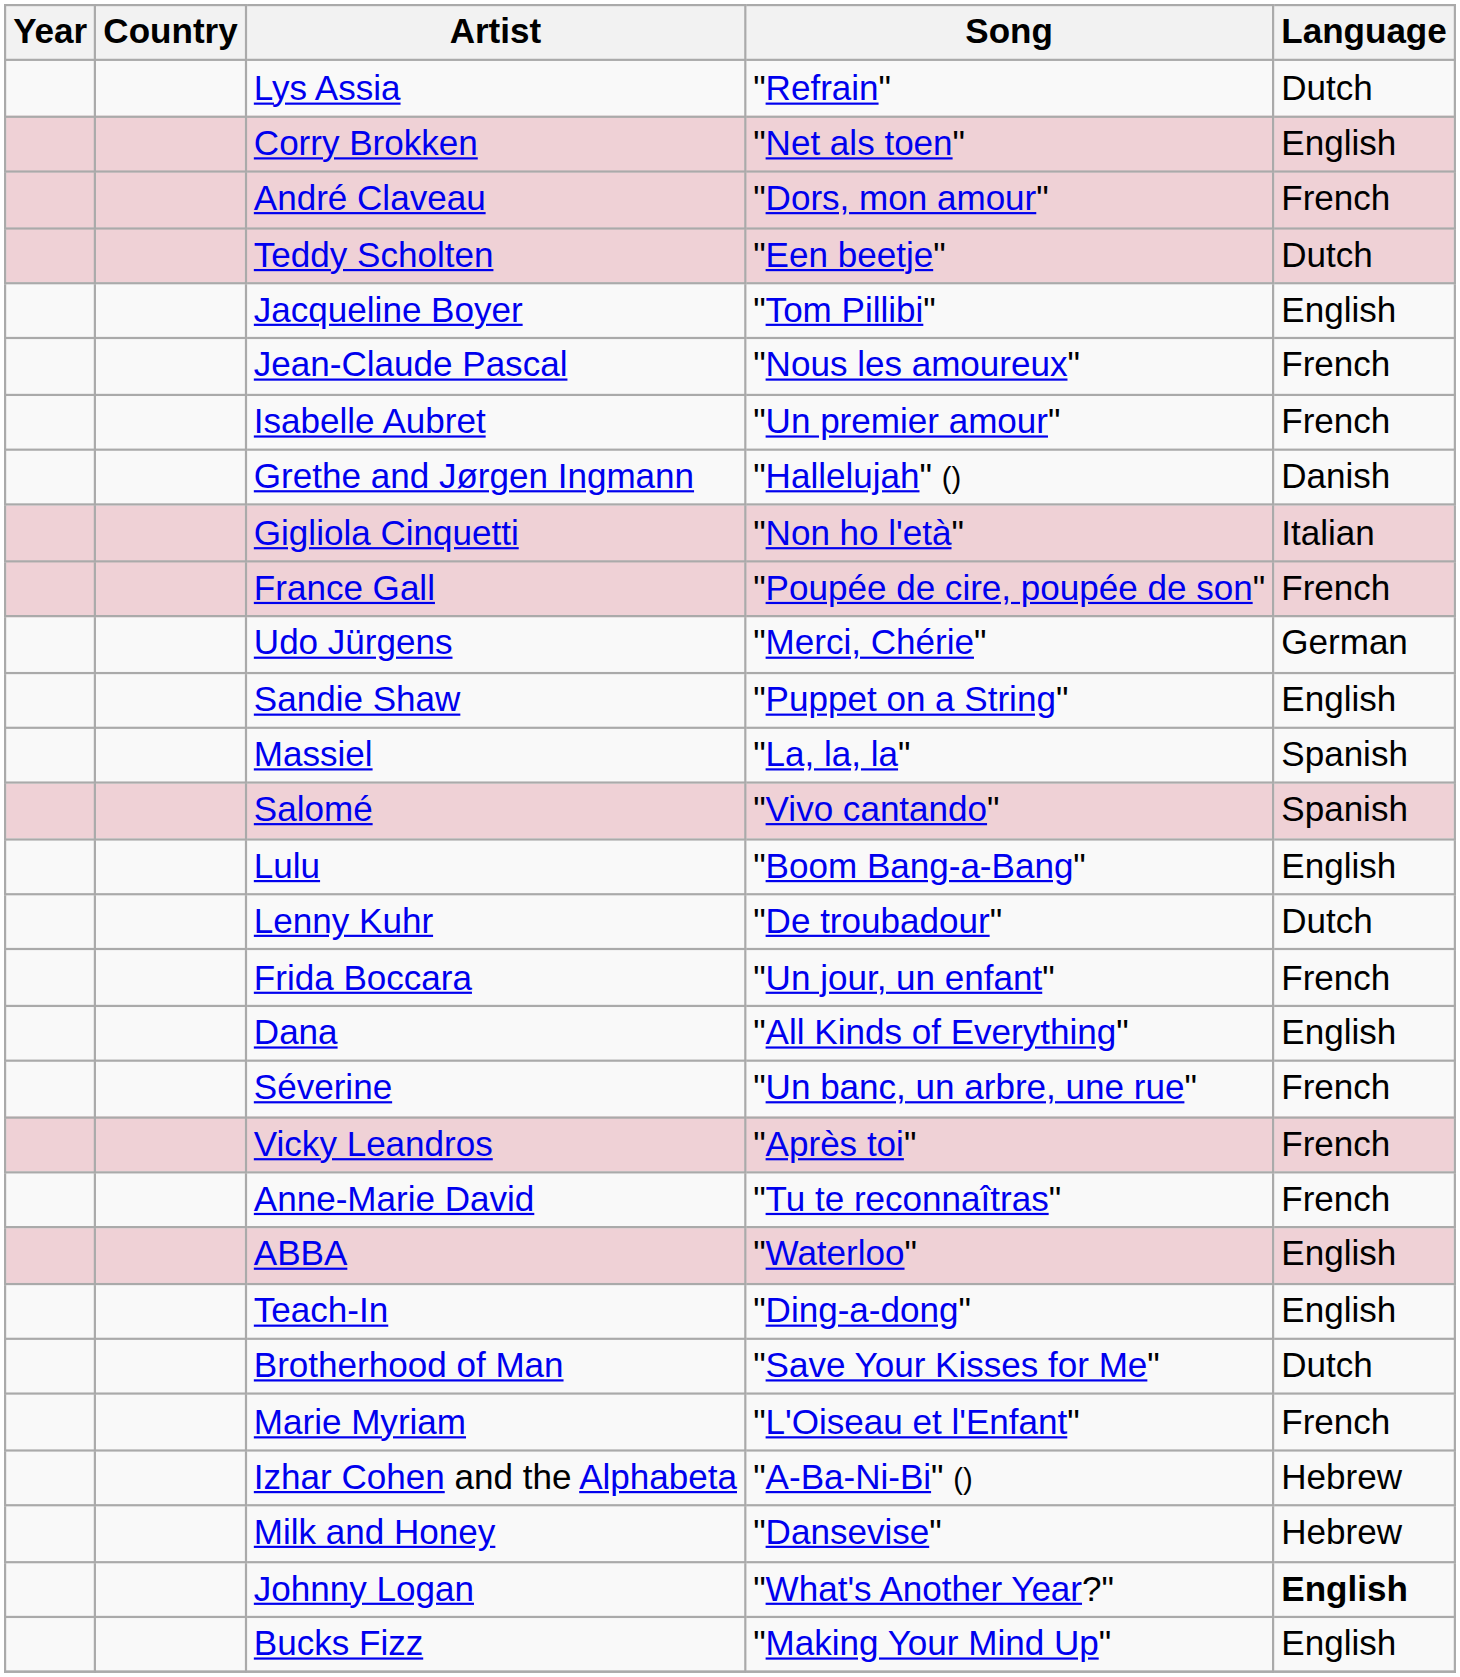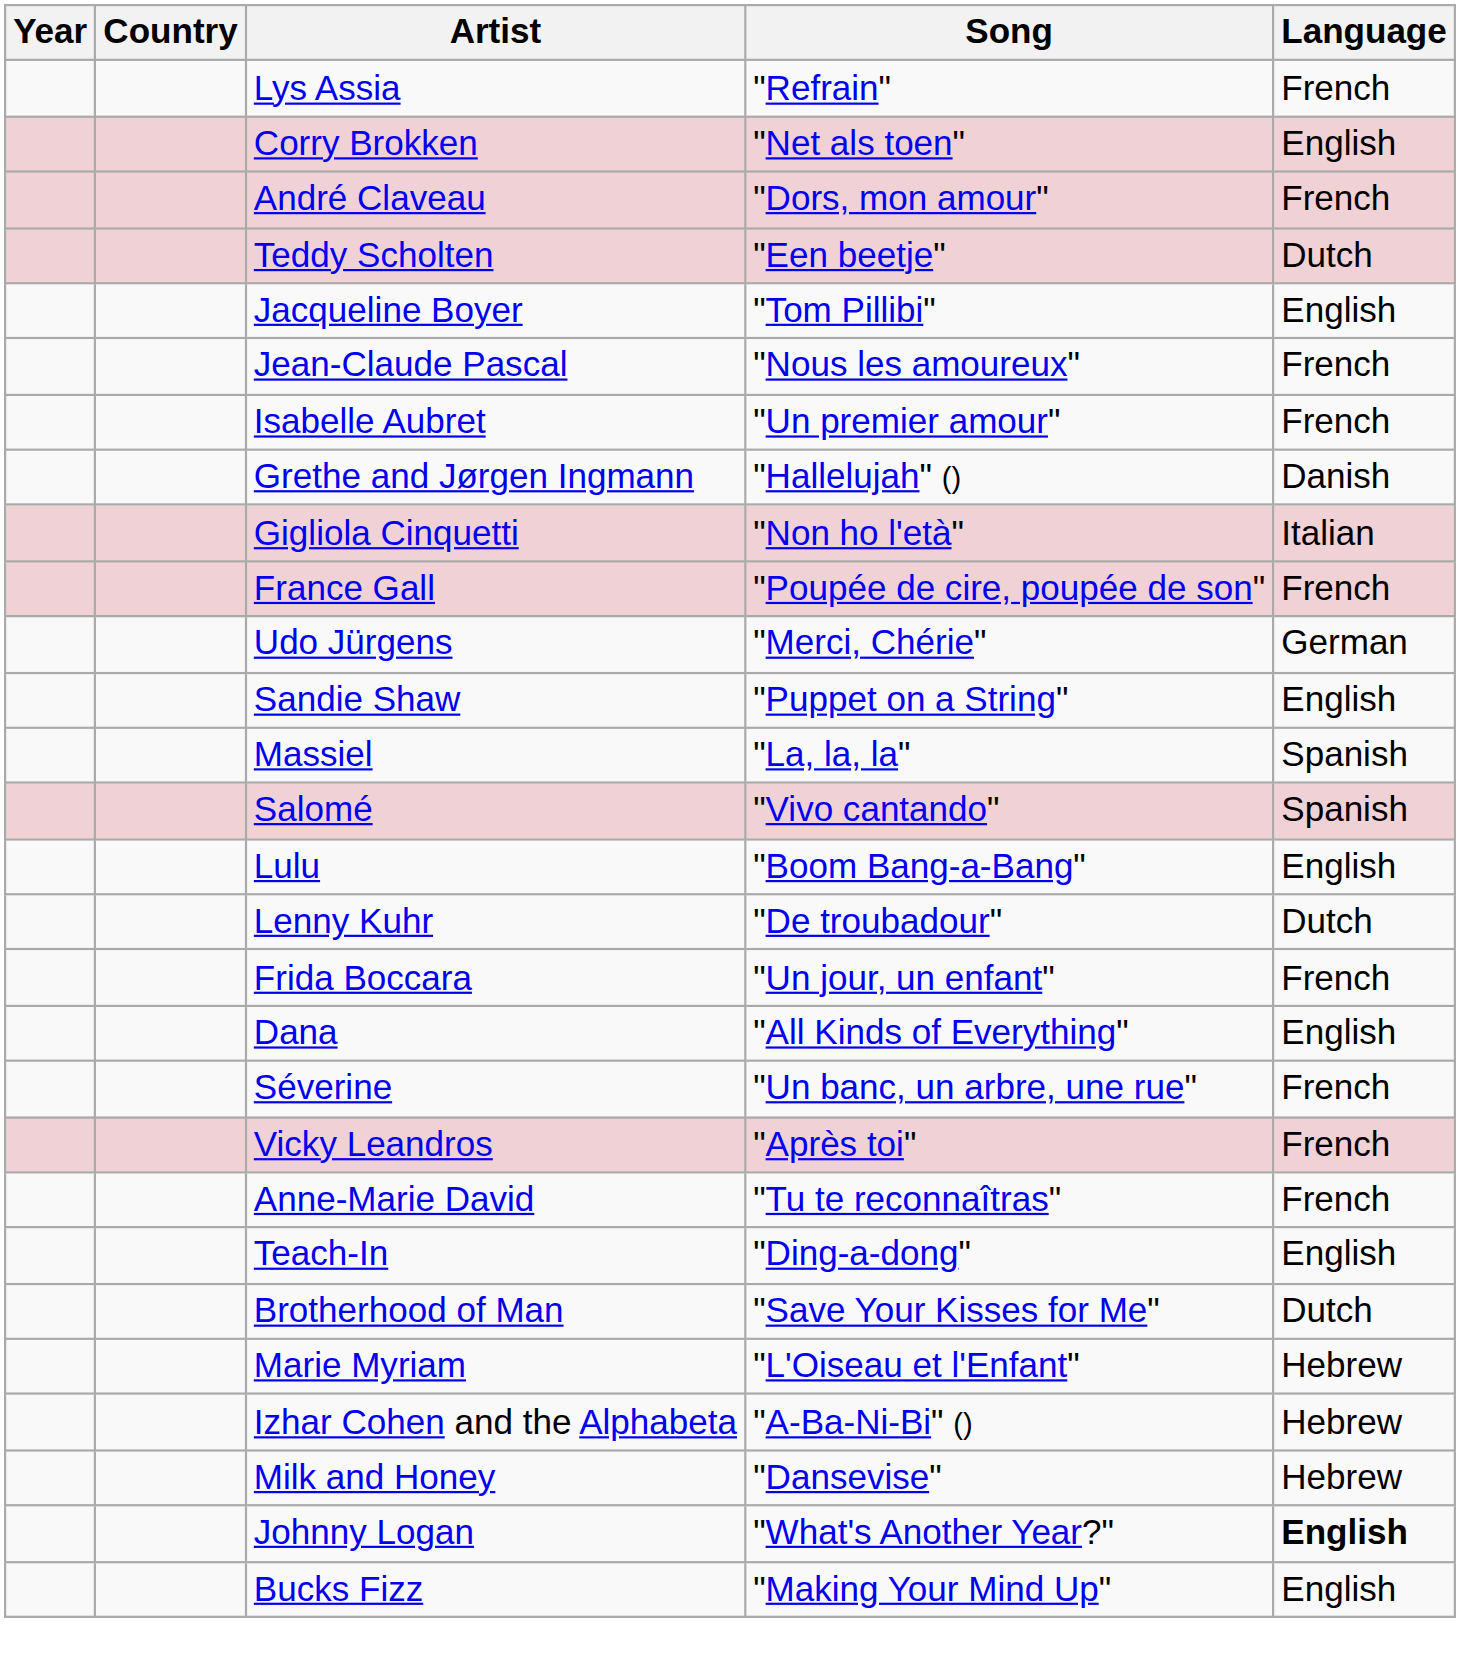(1327, 87) Dutch -> (1336, 87) French
- row: (301, 1254)
(1336, 1421) French -> (1342, 1365) Hebrew
